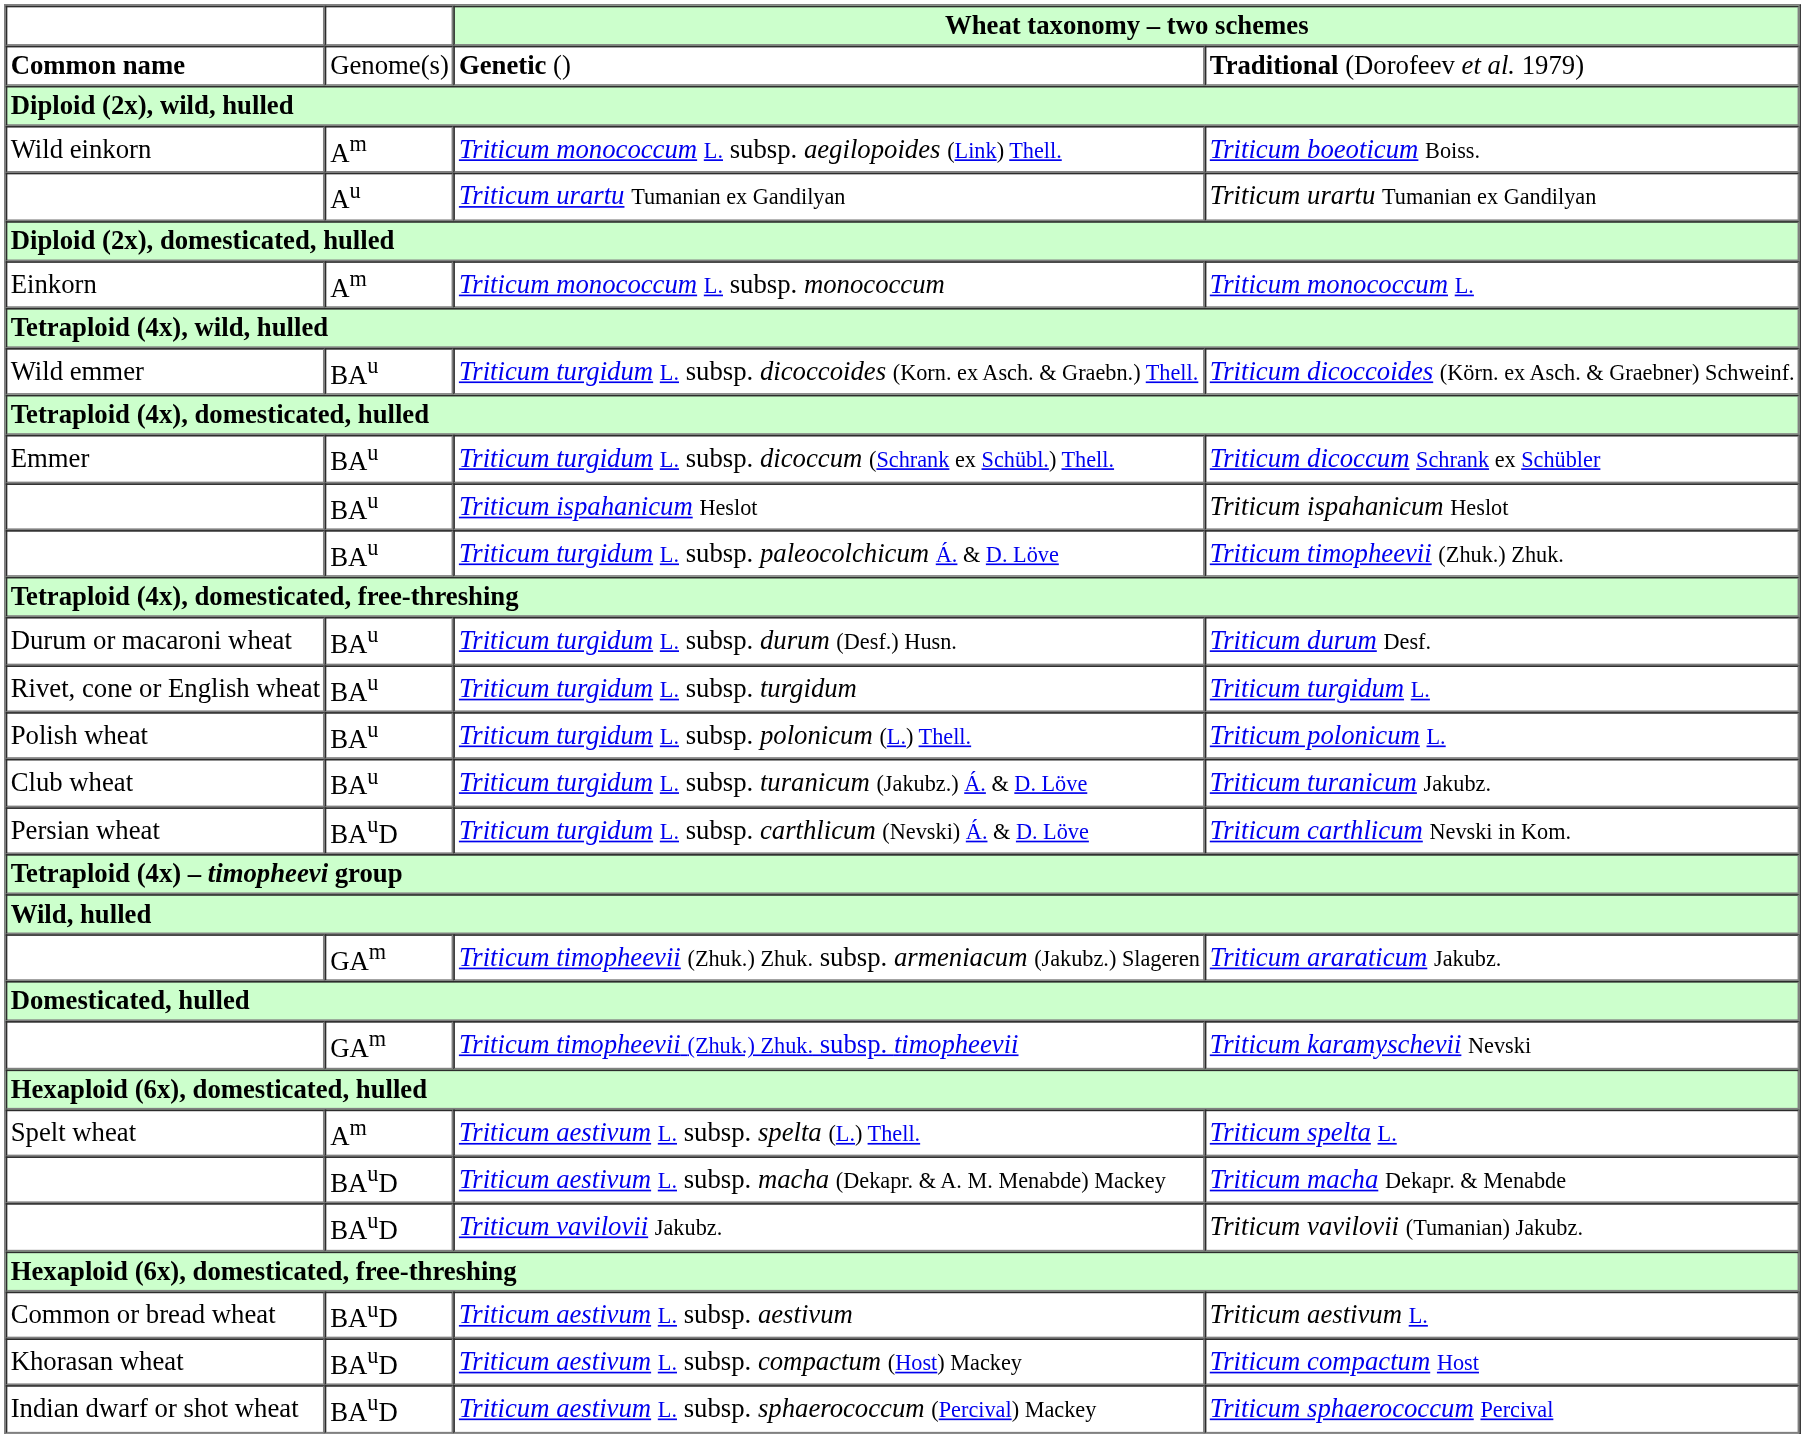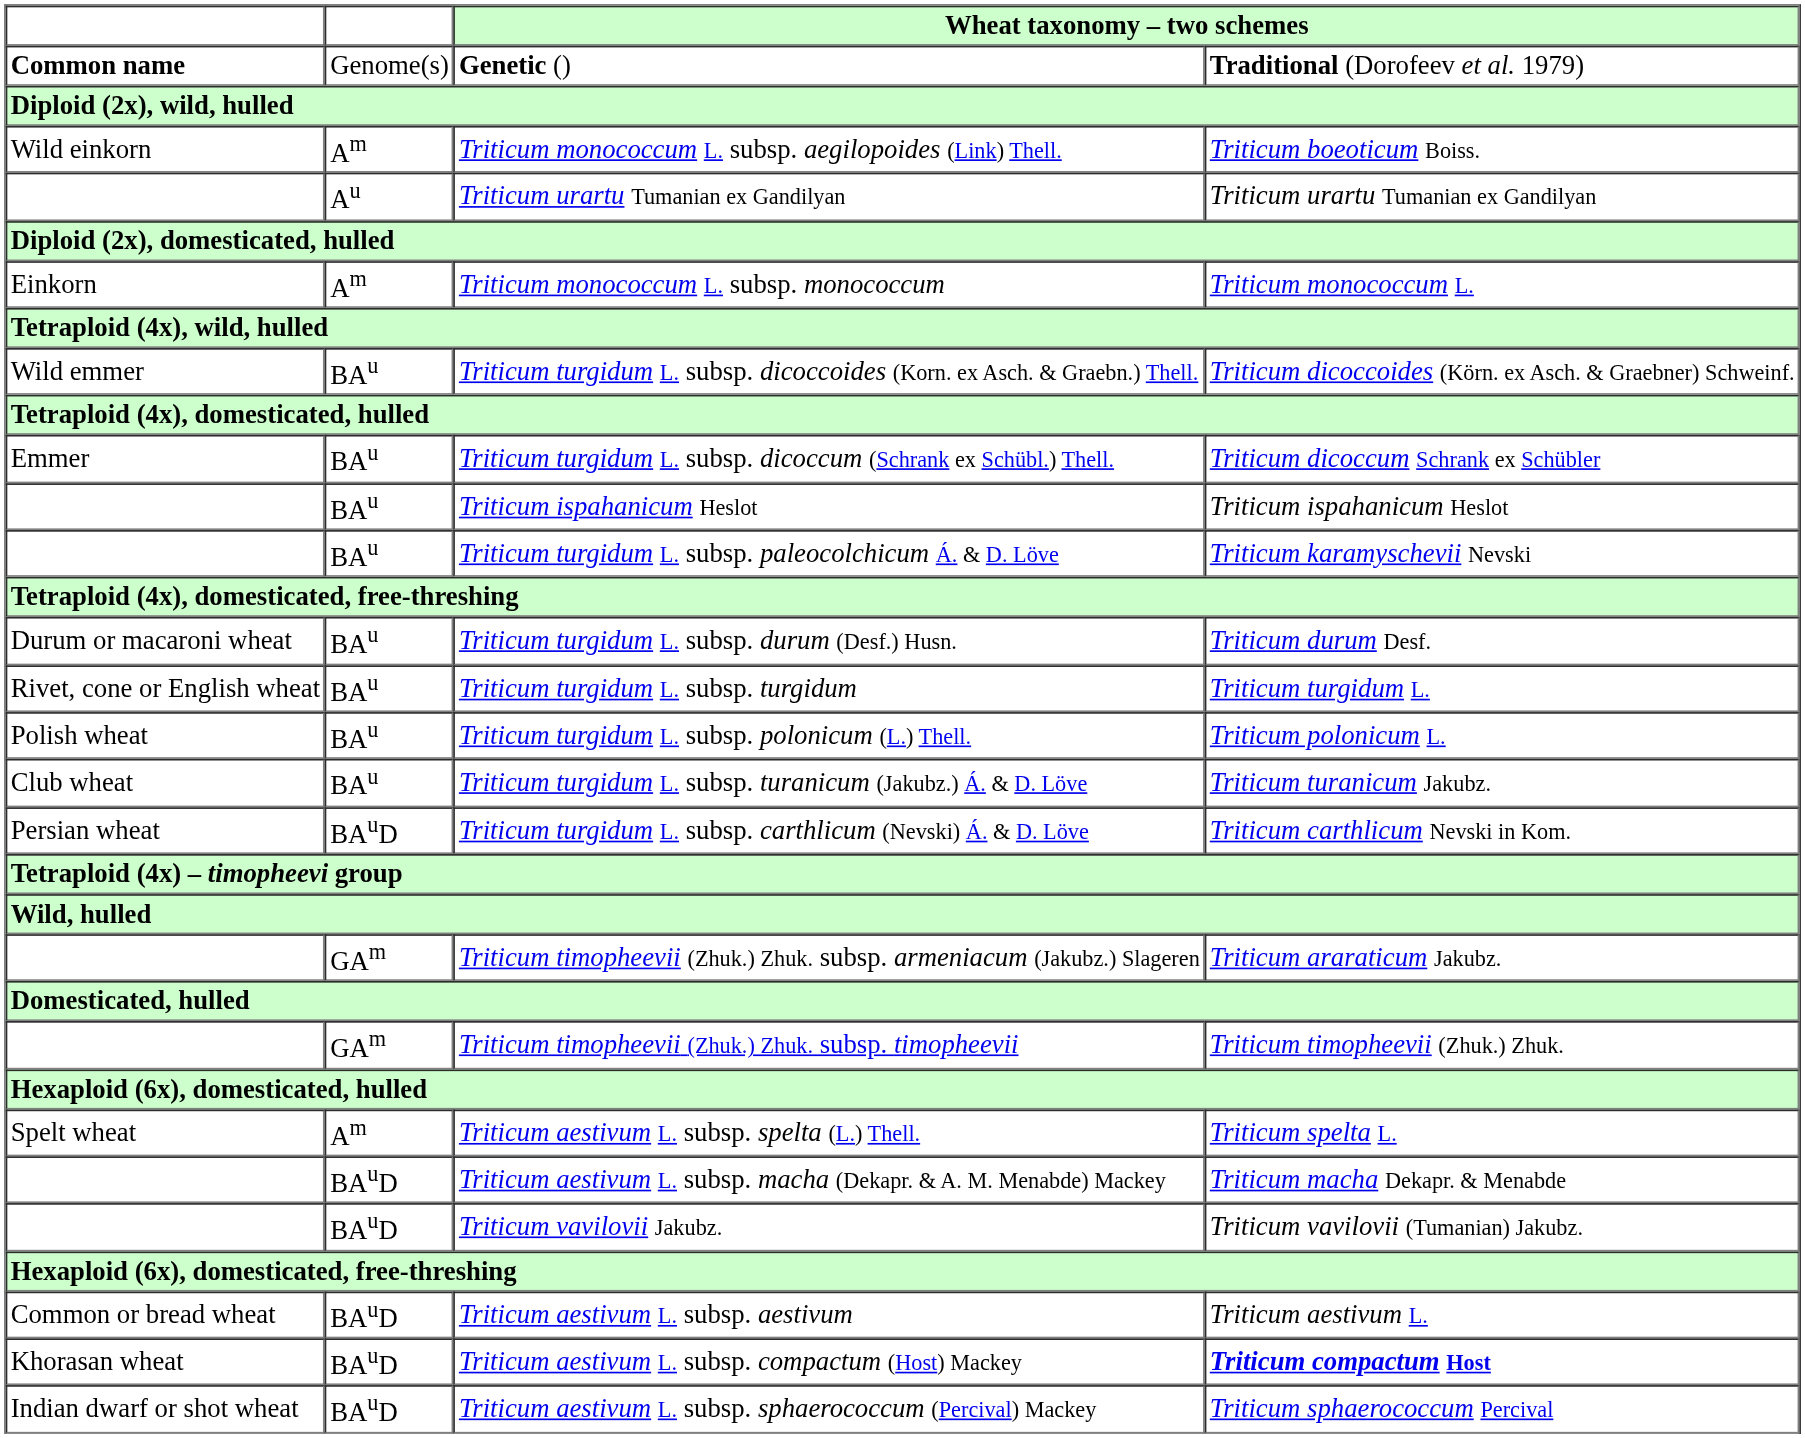(1387, 553) Triticum timopheevii (Zhuk.) Zhuk. -> (1370, 553) Triticum karamyschevii Nevski
(1370, 1044) Triticum karamyschevii Nevski -> (1387, 1044) Triticum timopheevii (Zhuk.) Zhuk.
(1344, 1361) normal -> (1350, 1361) bold
